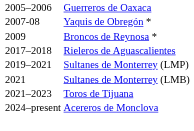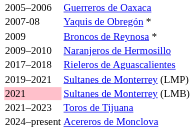+ row: (117, 50)
(15, 79) no background -> (15, 93) pink background
